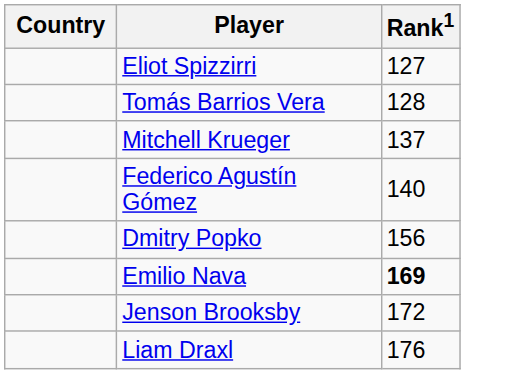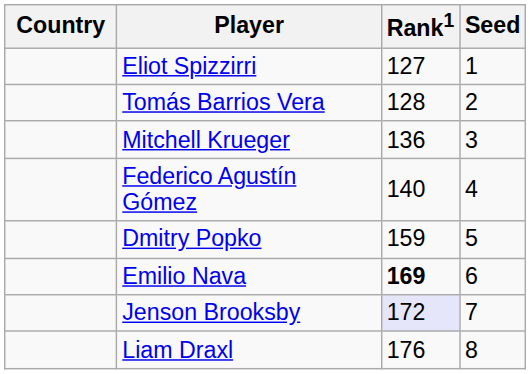+ column: (493, 26)
(406, 139) 137 -> (406, 139) 136
(406, 239) 156 -> (406, 239) 159
(406, 312) no background -> (406, 312) lavender background
